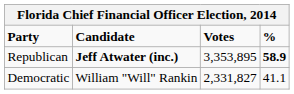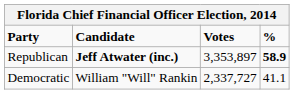(230, 57) 3,353,895 -> (230, 57) 3,353,897
(230, 78) 2,331,827 -> (230, 78) 2,337,727
